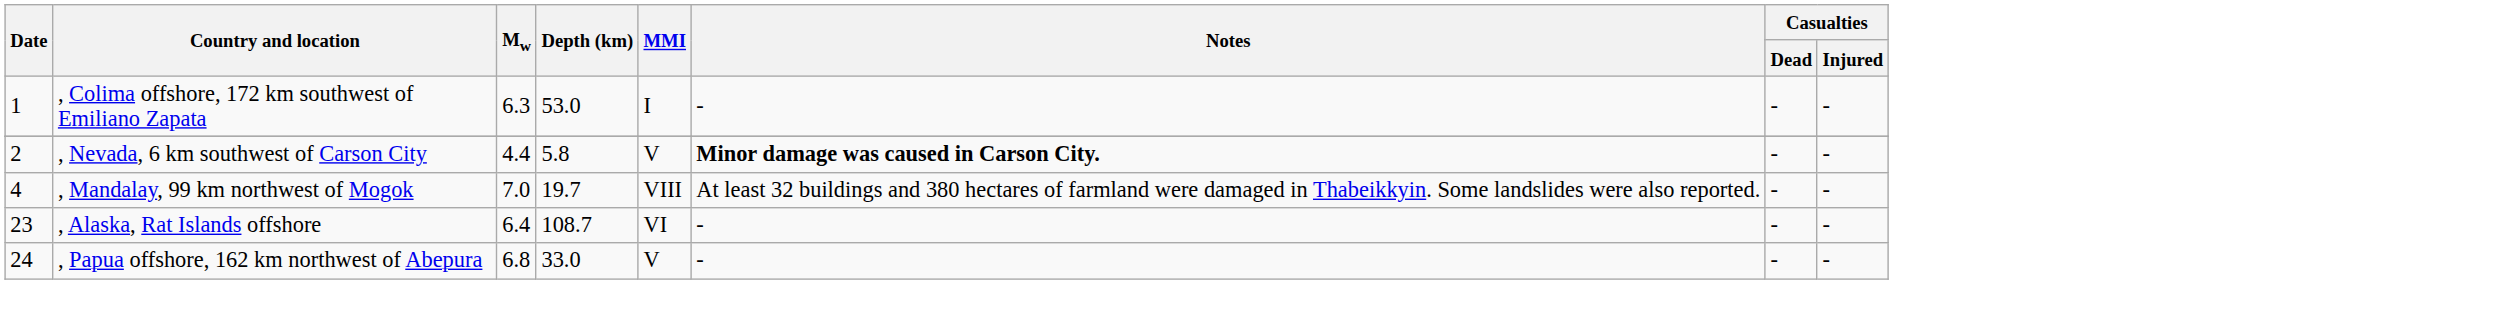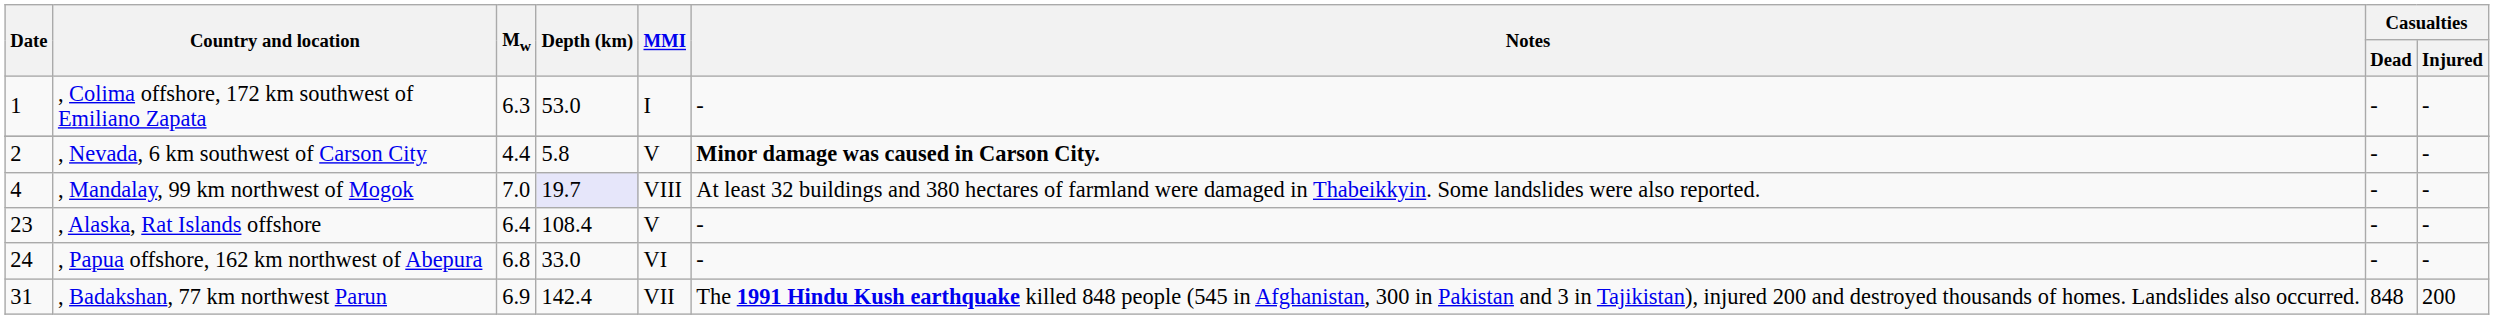(561, 189) no background -> (561, 189) lavender background
(567, 225) 108.7 -> (567, 225) 108.4
(655, 225) VI -> (652, 225) V
(652, 260) V -> (655, 260) VI
+ row: (222, 296)
